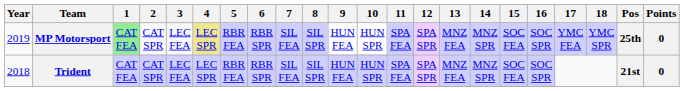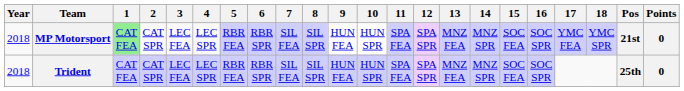(18, 38) 2019 -> (18, 38) 2018
(207, 38) khaki background -> (207, 38) no background
(630, 38) 25th -> (630, 38) 21st
(630, 70) 21st -> (630, 70) 25th
